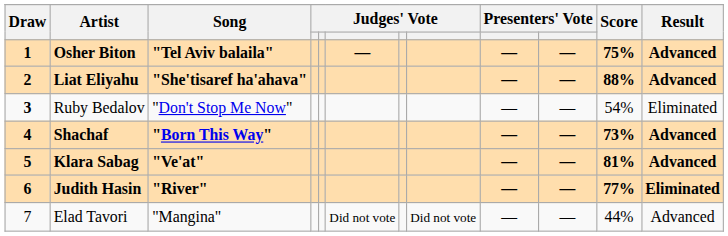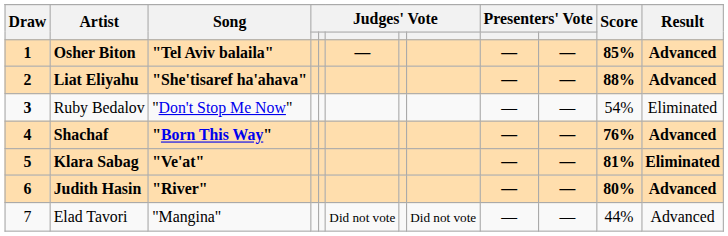(619, 53) 75% -> (619, 53) 85%
(619, 135) 73% -> (619, 135) 76%
(683, 162) Advanced -> (683, 162) Eliminated
(619, 189) 77% -> (619, 189) 80%
(683, 189) Eliminated -> (683, 189) Advanced
